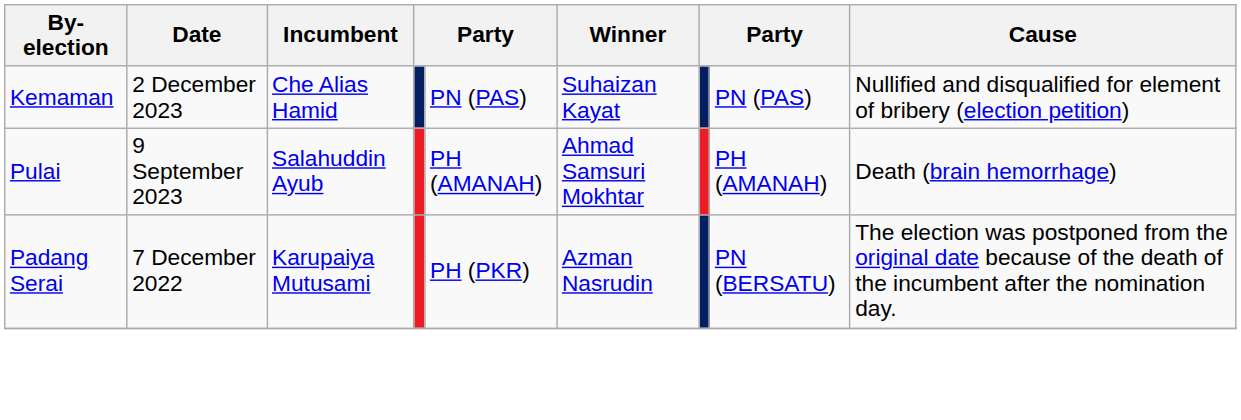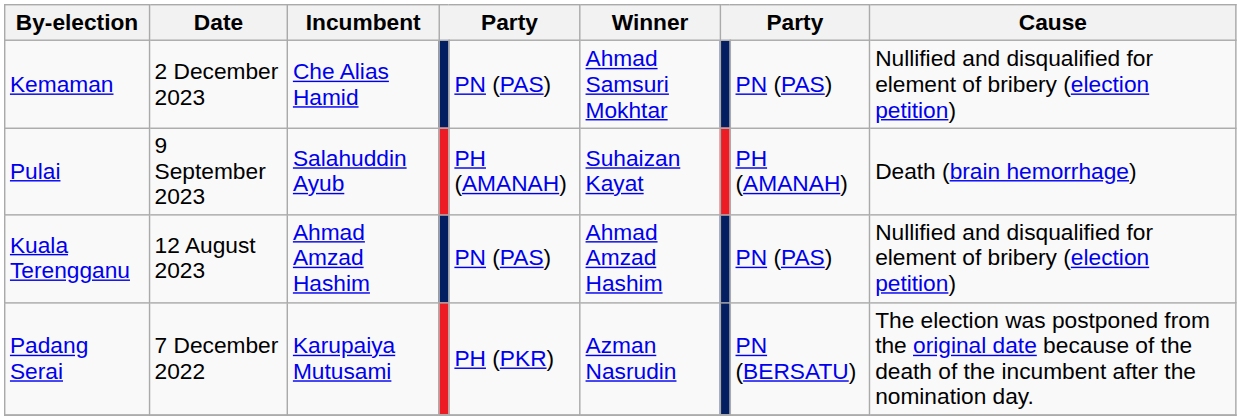(609, 96) Suhaizan Kayat -> (627, 84) Ahmad Samsuri Mokhtar
(604, 171) Ahmad Samsuri Mokhtar -> (633, 171) Suhaizan Kayat
+ row: (70, 258)
